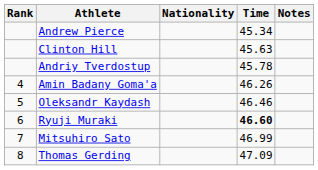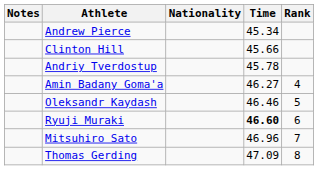columns swapped: (20, 13) <-> (294, 13)
(256, 49) 45.63 -> (263, 49) 45.66
(256, 85) 46.26 -> (263, 85) 46.27
(256, 138) 46.99 -> (263, 138) 46.96
